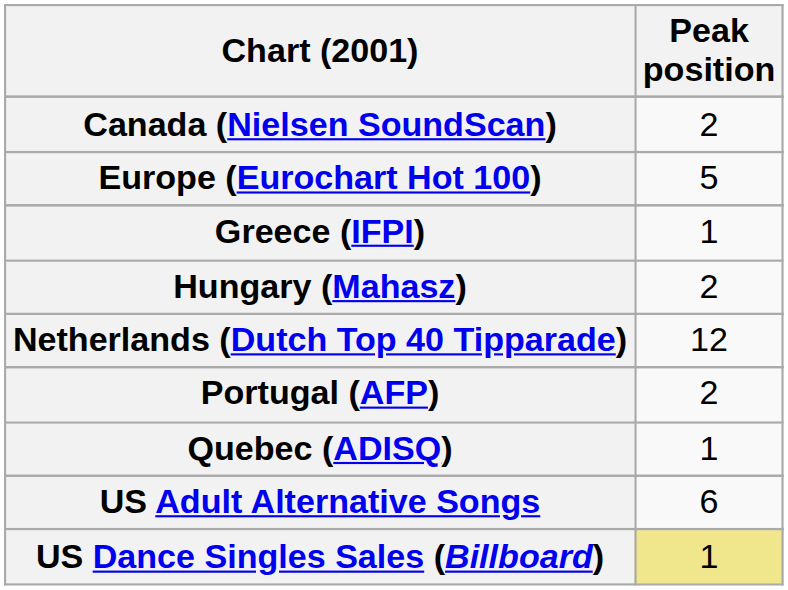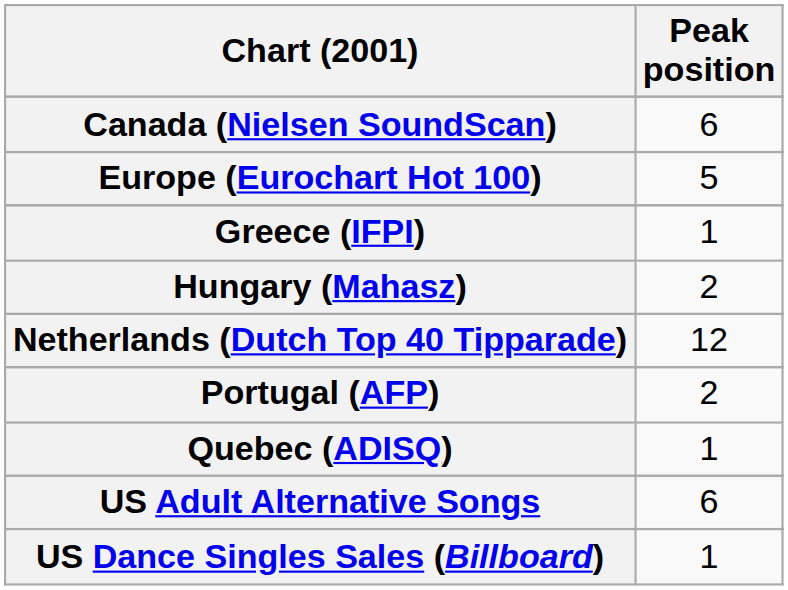(709, 123) 2 -> (709, 123) 6
(709, 556) khaki background -> (709, 556) no background
